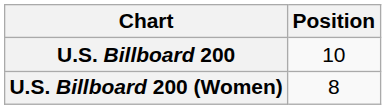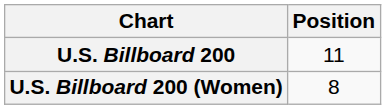(334, 54) 10 -> (334, 54) 11
